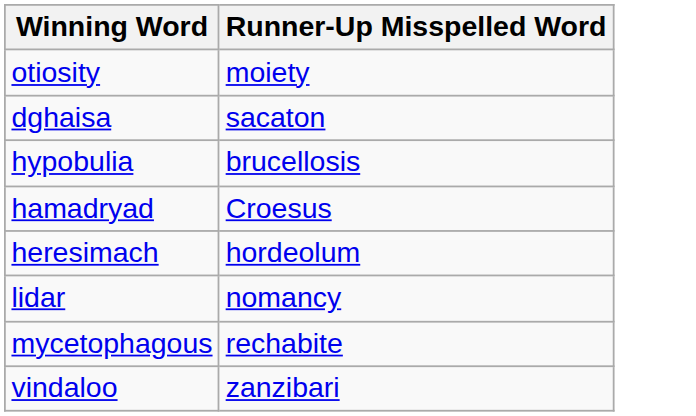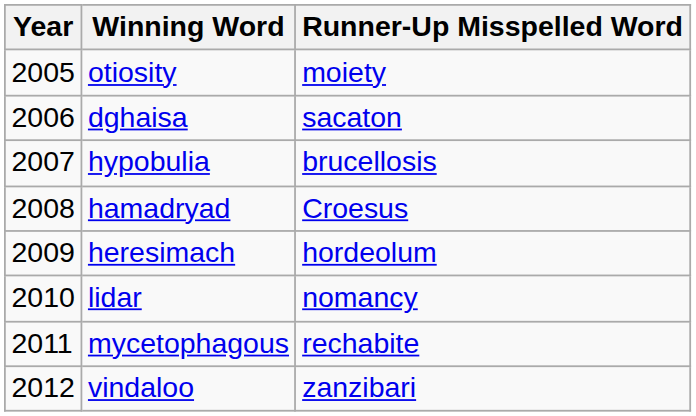+ column: (43, 27)
